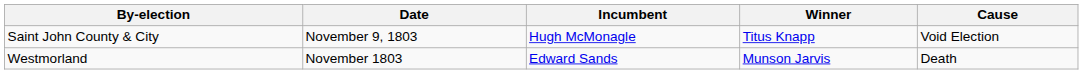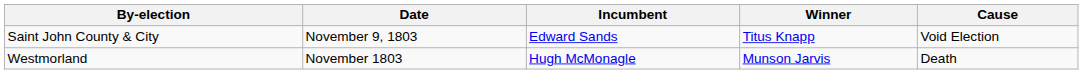(582, 36) Hugh McMonagle -> (573, 36) Edward Sands
(573, 58) Edward Sands -> (582, 58) Hugh McMonagle
